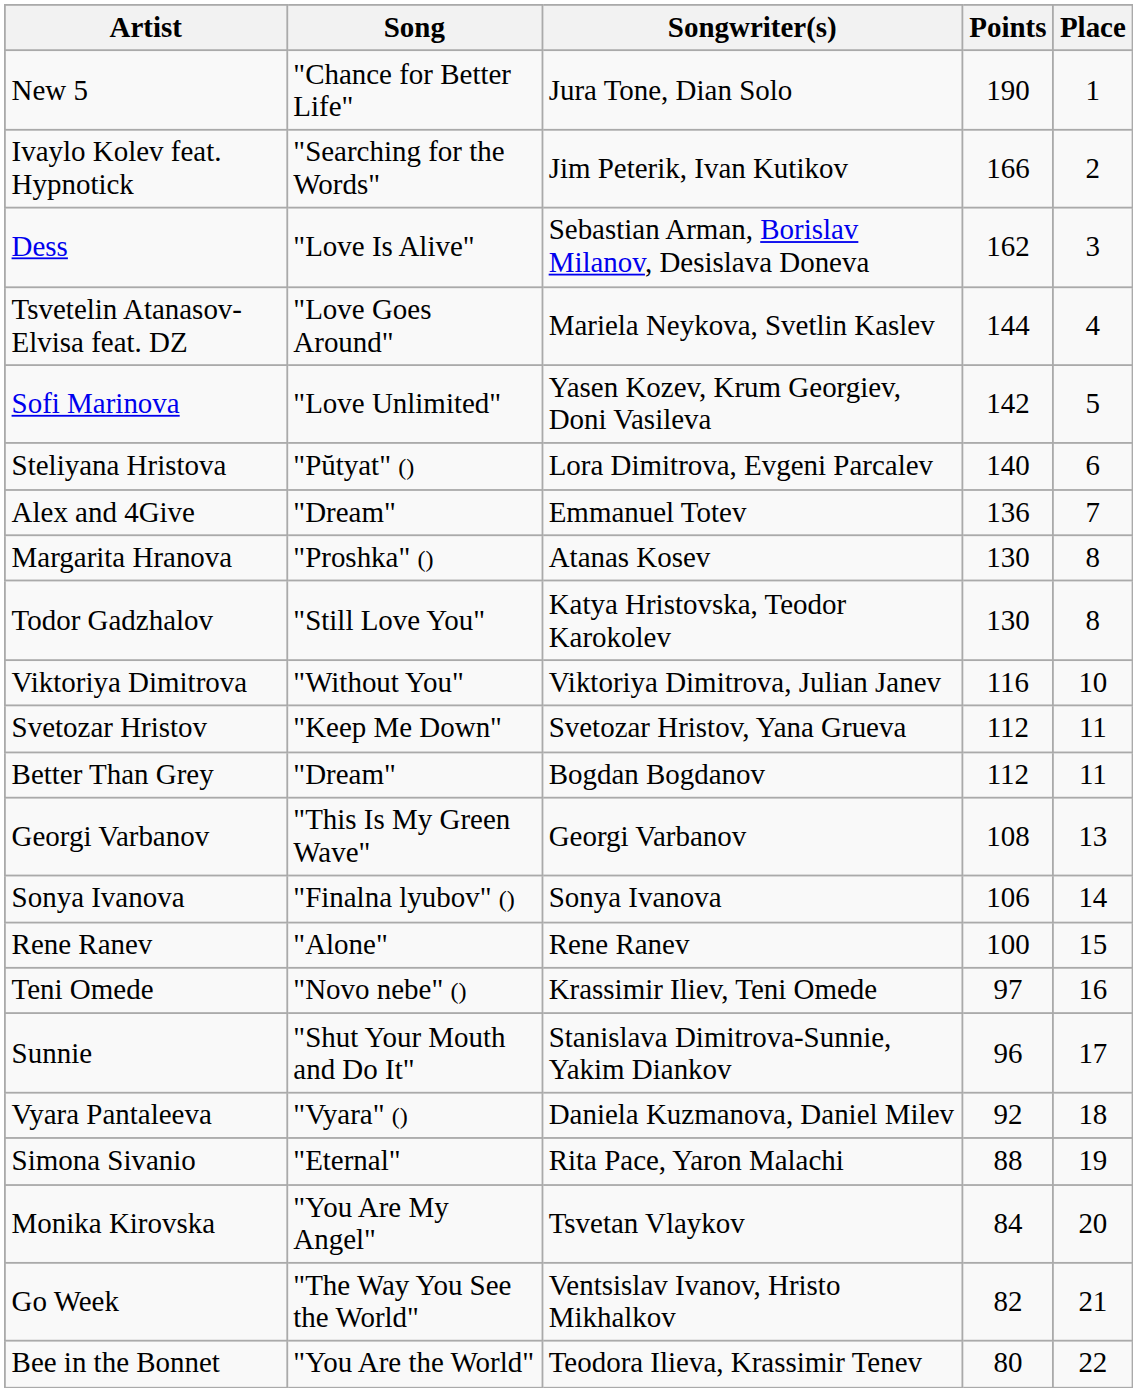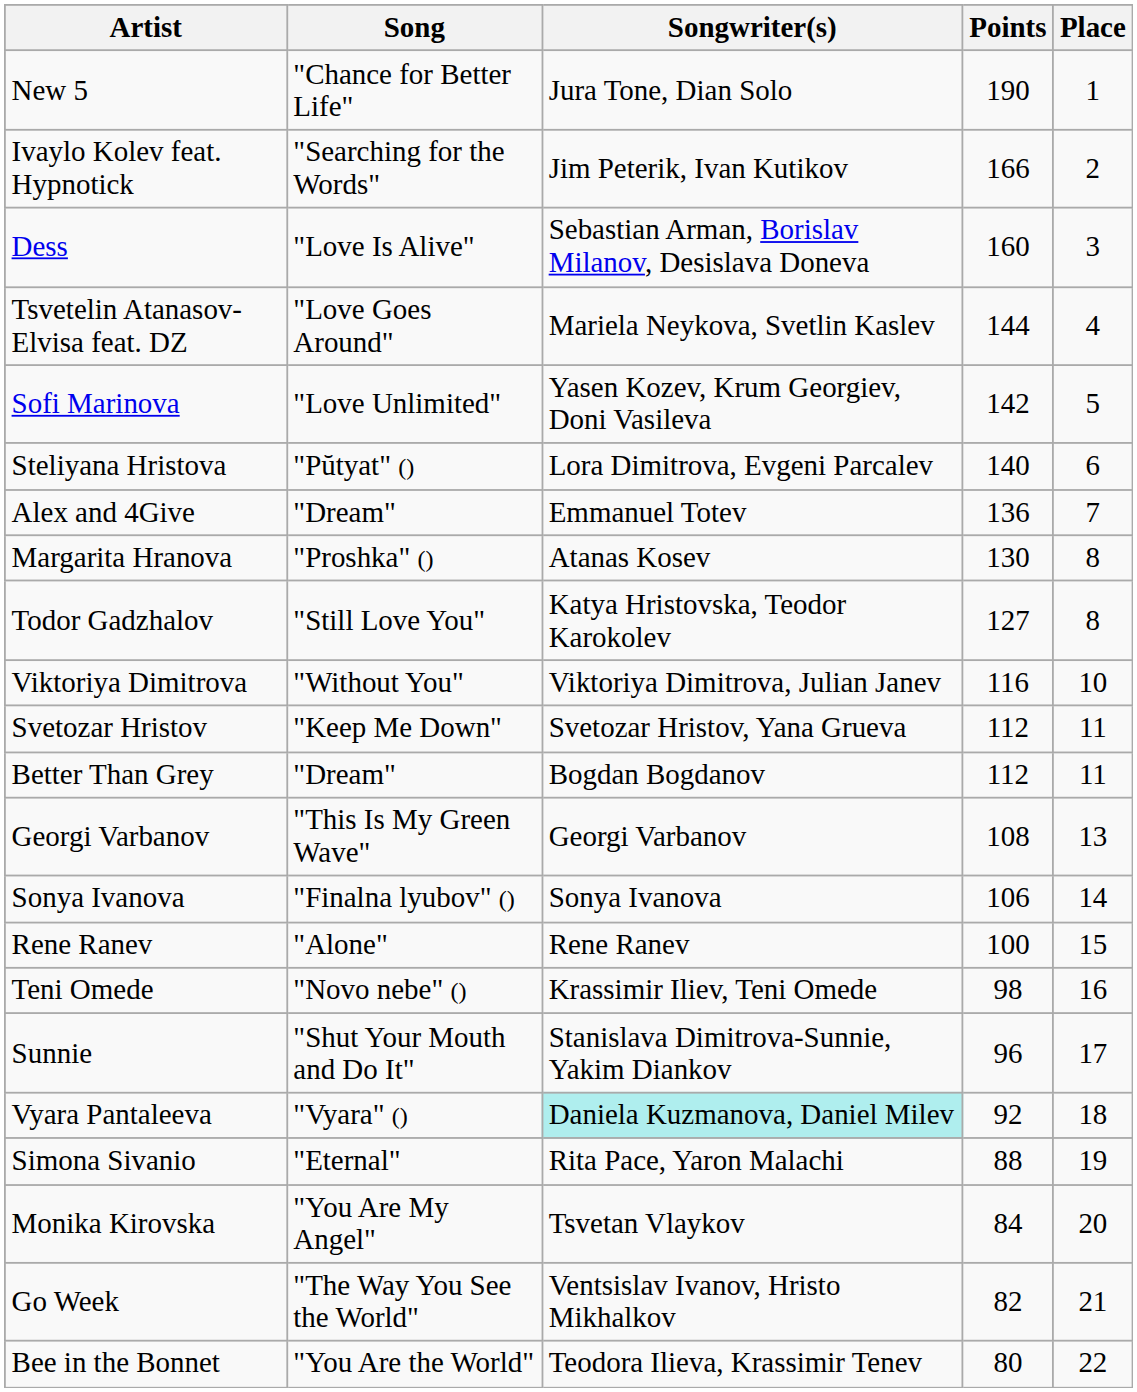(1008, 246) 162 -> (1008, 246) 160
(1008, 620) 130 -> (1008, 620) 127
(1008, 990) 97 -> (1008, 990) 98
(751, 1114) no background -> (751, 1114) paleturquoise background
